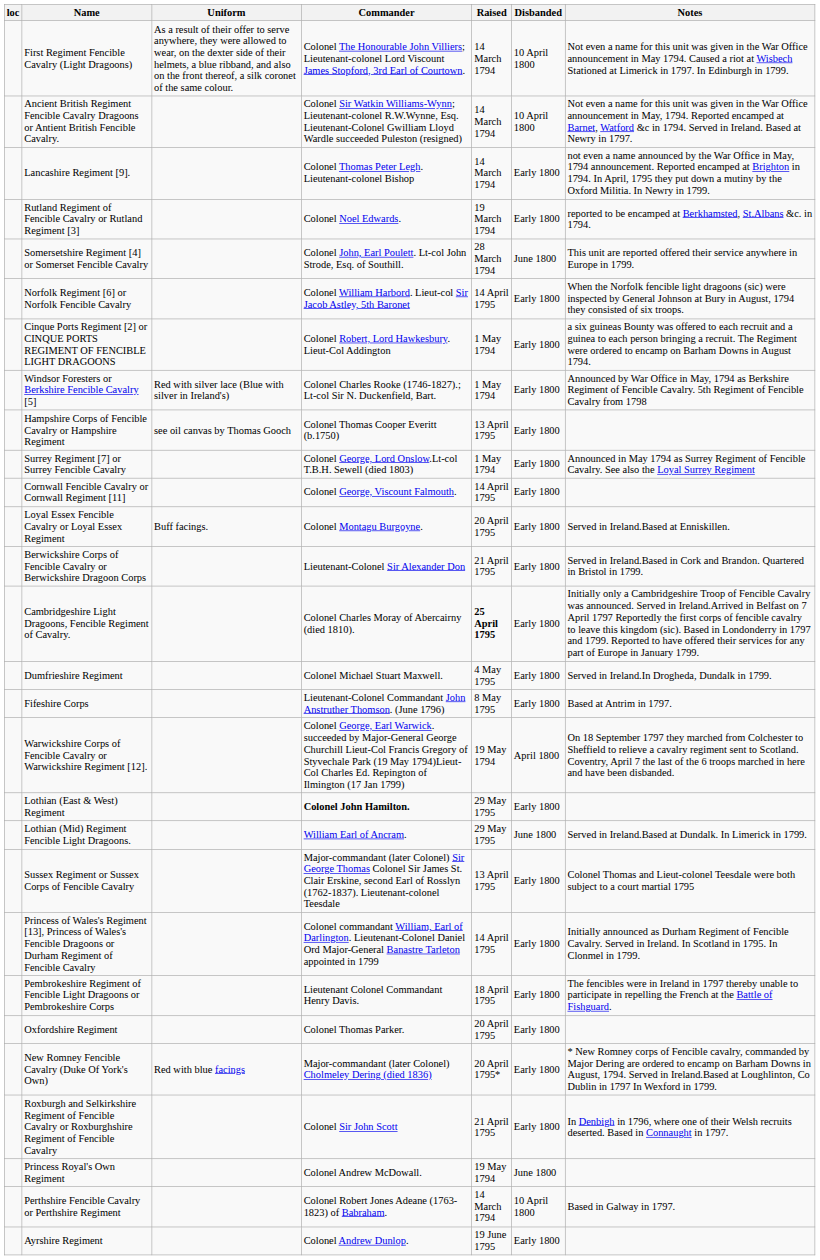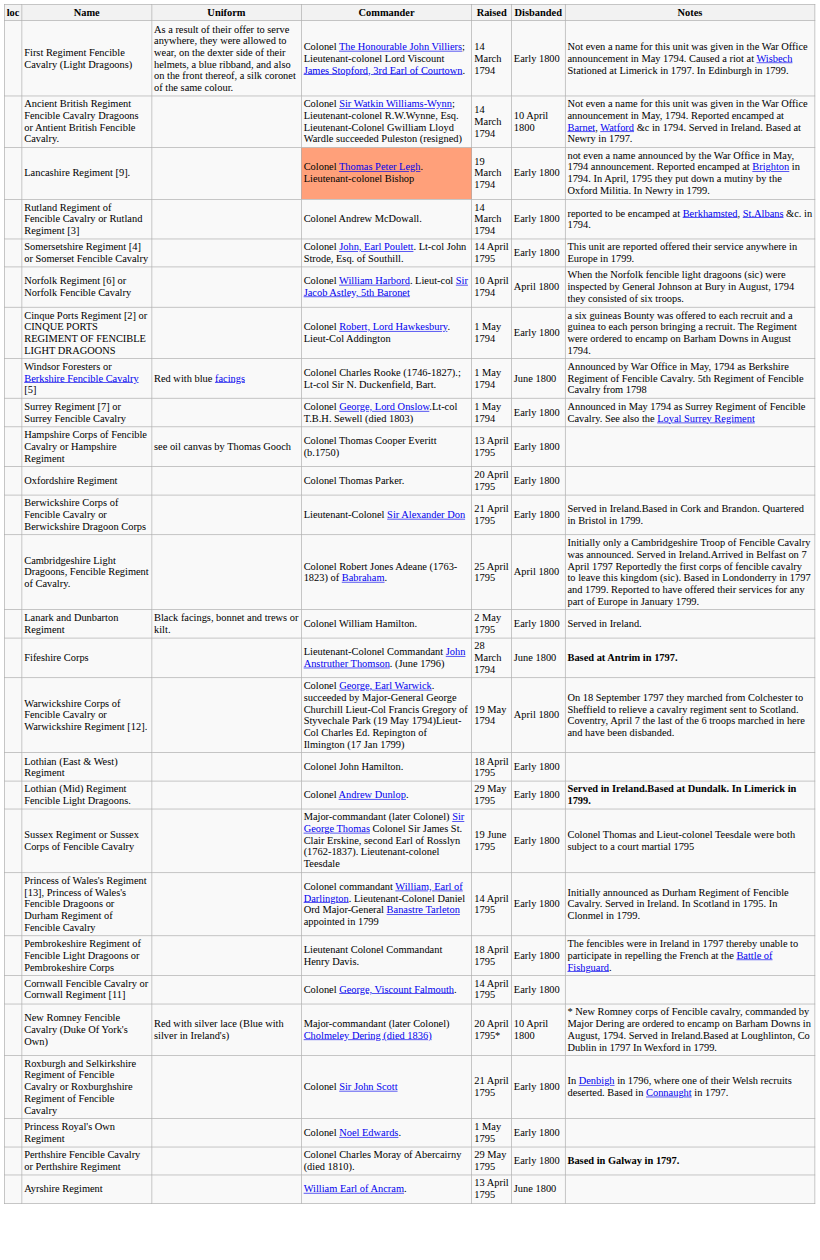(531, 58) 10 April 1800 -> (537, 58) Early 1800
(363, 173) no background -> (363, 173) lightsalmon background
(488, 173) 14 March 1794 -> (488, 173) 19 March 1794
(352, 219) Colonel Noel Edwards. -> (363, 219) Colonel Andrew McDowall.
(488, 219) 19 March 1794 -> (488, 219) 14 March 1794
(488, 259) 28 March 1794 -> (491, 253) 14 April 1795
(535, 259) June 1800 -> (537, 253) Early 1800
(491, 298) 14 April 1795 -> (491, 287) 10 April 1794
(537, 298) Early 1800 -> (537, 287) April 1800
(219, 390) Red with silver lace (Blue with silver in Ireland's) -> (200, 378) Red with blue facings
(537, 390) Early 1800 -> (535, 378) June 1800
rows swapped: (75, 464) <-> (86, 430)
rows swapped: (86, 492) <-> (71, 1029)
- row: (73, 526)
(382, 623) Colonel Charles Moray of Abercairny (died 1810). -> (380, 572) Colonel Robert Jones Adeane (1763-1823) of Babraham.
(486, 623) bold -> (491, 572) normal
(537, 623) Early 1800 -> (537, 572) April 1800
+ row: (71, 623)
- row: (73, 675)
(488, 703) 8 May 1795 -> (488, 657) 28 March 1794
(537, 703) Early 1800 -> (535, 657) June 1800
(620, 703) normal -> (623, 657) bold
(357, 806) bold -> (353, 766) normal
(490, 806) 29 May 1795 -> (491, 766) 18 April 1795
(355, 835) William Earl of Ancram. -> (356, 795) Colonel Andrew Dunlop.
(535, 835) June 1800 -> (537, 795) Early 1800
(687, 835) normal -> (682, 795) bold
(491, 880) 13 April 1795 -> (490, 840) 19 June 1795
(200, 1069) Red with blue facings -> (219, 1029) Red with silver lace (Blue with silver in Ireland's)
(537, 1069) Early 1800 -> (531, 1029) 10 April 1800
(363, 1172) Colonel Andrew McDowall. -> (352, 1132) Colonel Noel Edwards.
(490, 1172) 19 May 1794 -> (488, 1132) 1 May 1795
(535, 1172) June 1800 -> (537, 1132) Early 1800
(380, 1206) Colonel Robert Jones Adeane (1763-1823) of Babraham. -> (382, 1161) Colonel Charles Moray of Abercairny (died 1810).
(488, 1206) 14 March 1794 -> (490, 1161) 29 May 1795
(531, 1206) 10 April 1800 -> (537, 1161) Early 1800
(621, 1206) normal -> (623, 1161) bold
(356, 1240) Colonel Andrew Dunlop. -> (355, 1189) William Earl of Ancram.
(490, 1240) 19 June 1795 -> (491, 1189) 13 April 1795
(537, 1240) Early 1800 -> (535, 1189) June 1800
